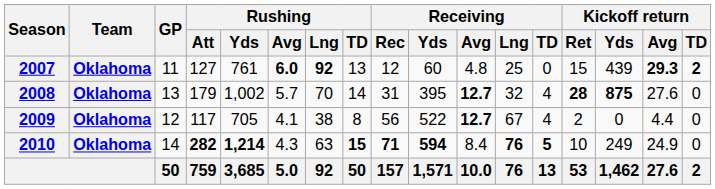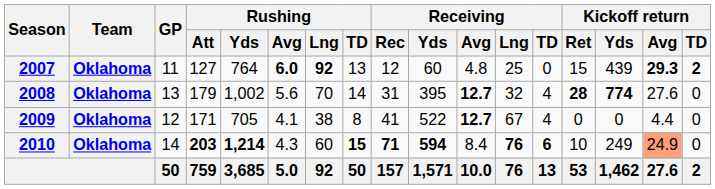(244, 68) 761 -> (244, 68) 764
(287, 94) 5.7 -> (287, 94) 5.6
(619, 94) 875 -> (619, 94) 774
(203, 119) 117 -> (203, 119) 171
(390, 119) 56 -> (390, 119) 41
(578, 119) 2 -> (578, 119) 0
(203, 145) 282 -> (203, 145) 203
(324, 145) 63 -> (324, 145) 60
(547, 145) 5 -> (547, 145) 6
(662, 145) no background -> (662, 145) lightsalmon background
